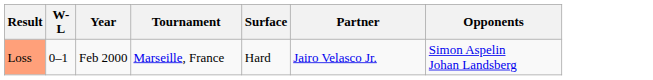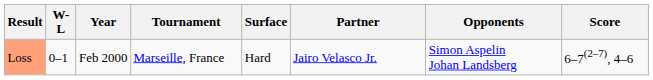+ column: (605, 22)
